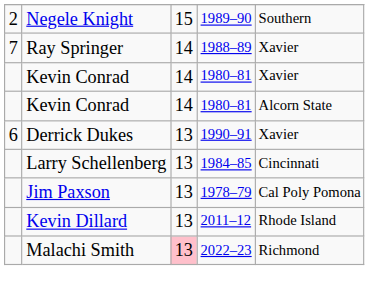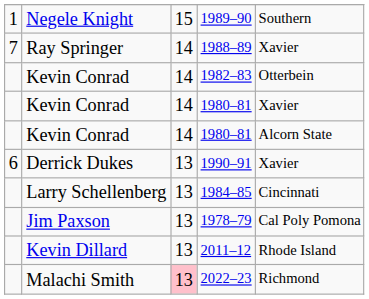(13, 18) 2 -> (13, 18) 1
+ row: (78, 76)
